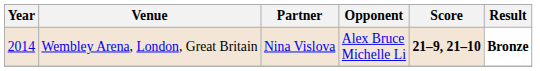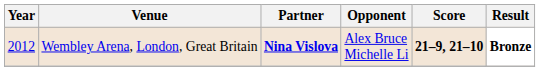(21, 46) 2014 -> (21, 46) 2012
(300, 46) normal -> (301, 46) bold
